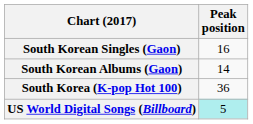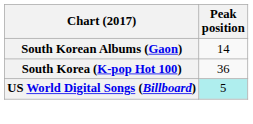- row: (102, 48)
